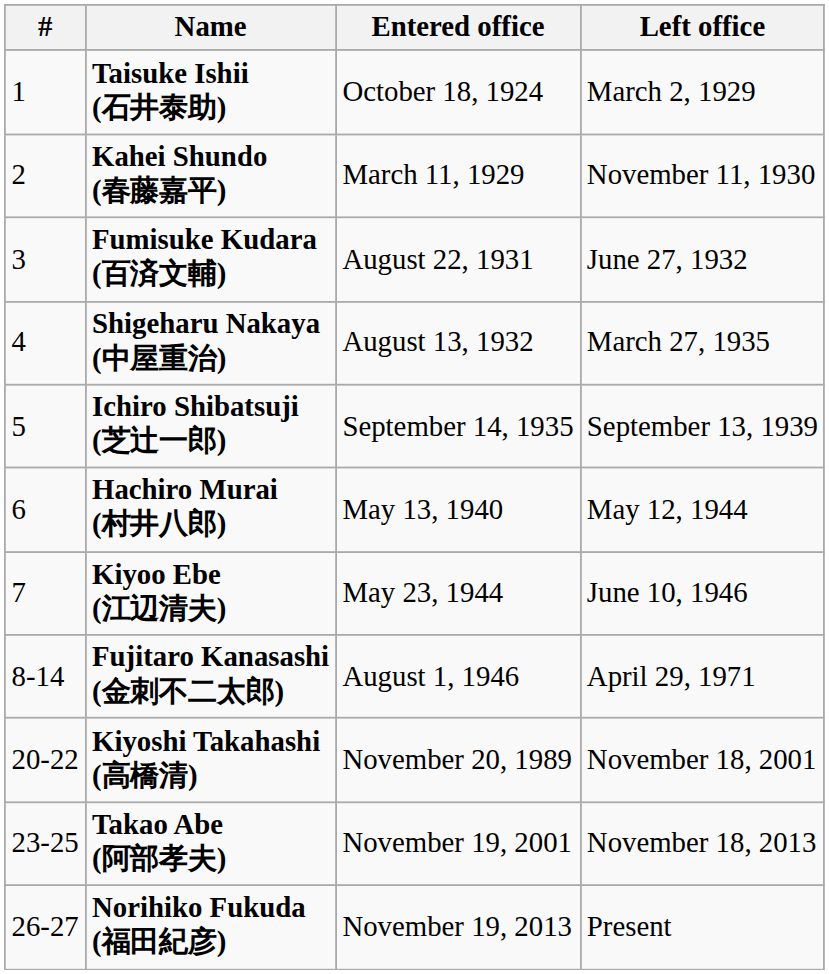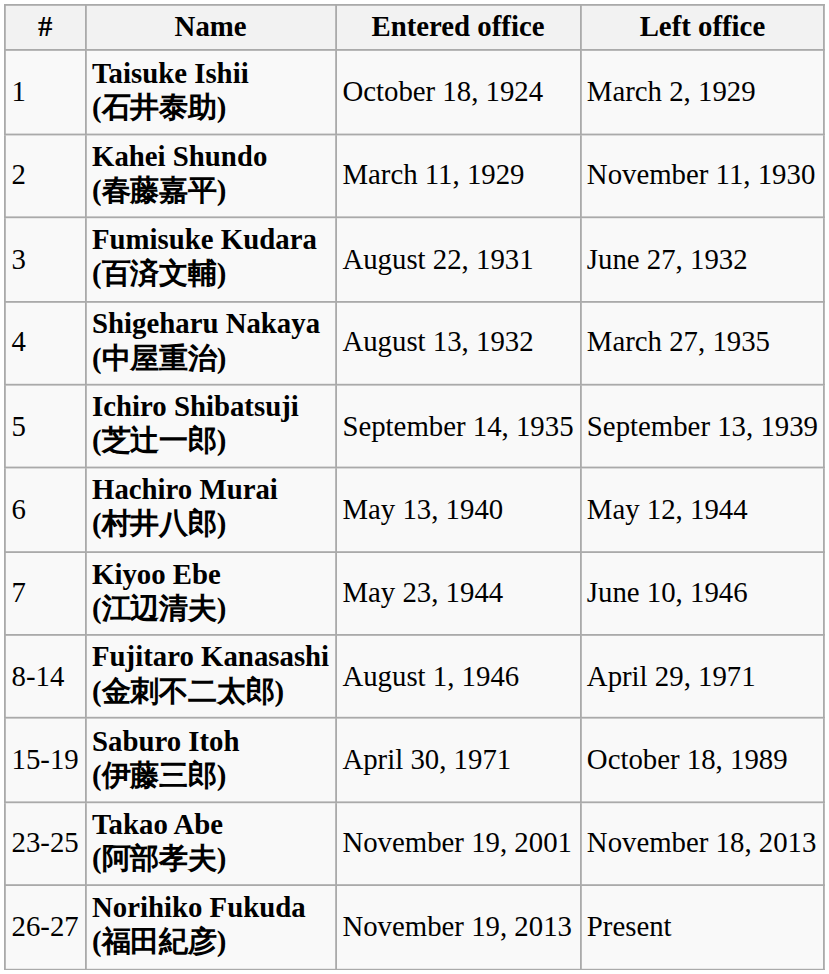+ row: (166, 757)
- row: (206, 757)
